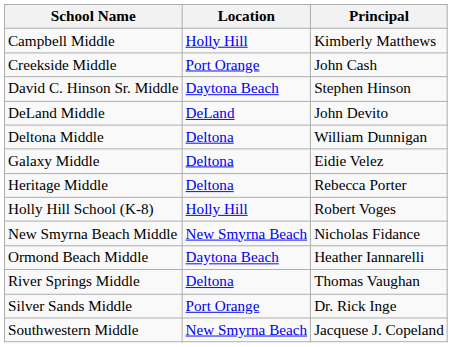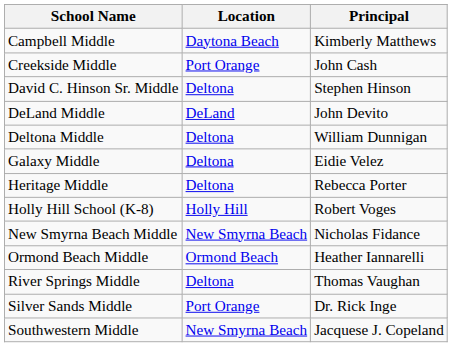(217, 40) Holly Hill -> (232, 40) Daytona Beach
(232, 88) Daytona Beach -> (210, 88) Deltona
(232, 257) Daytona Beach -> (232, 257) Ormond Beach
